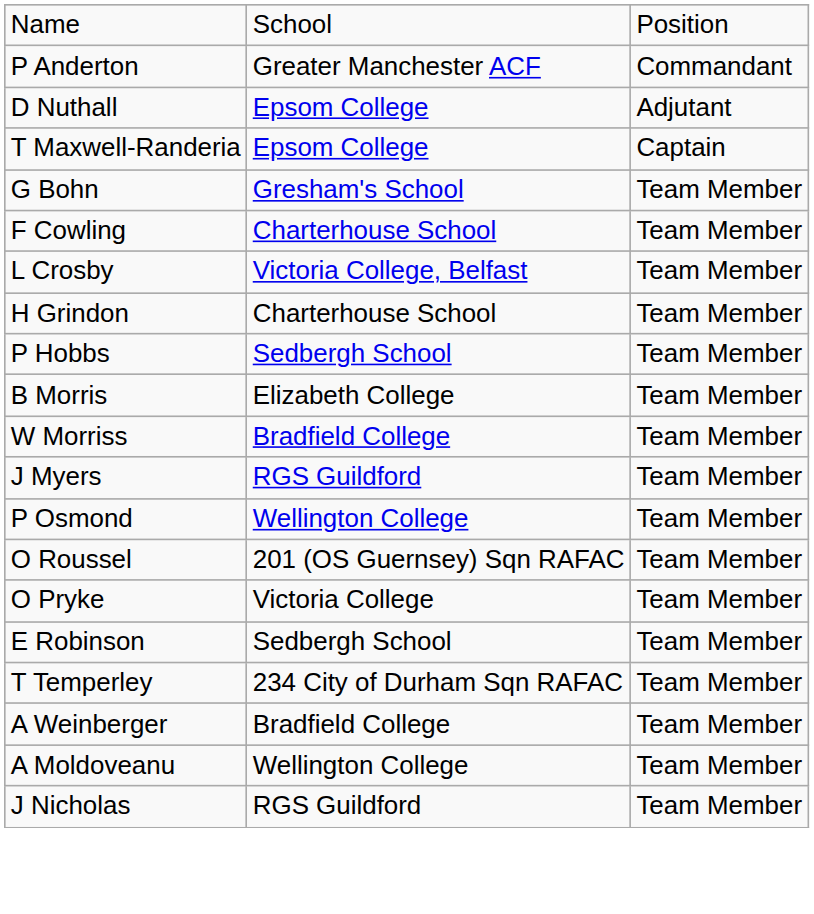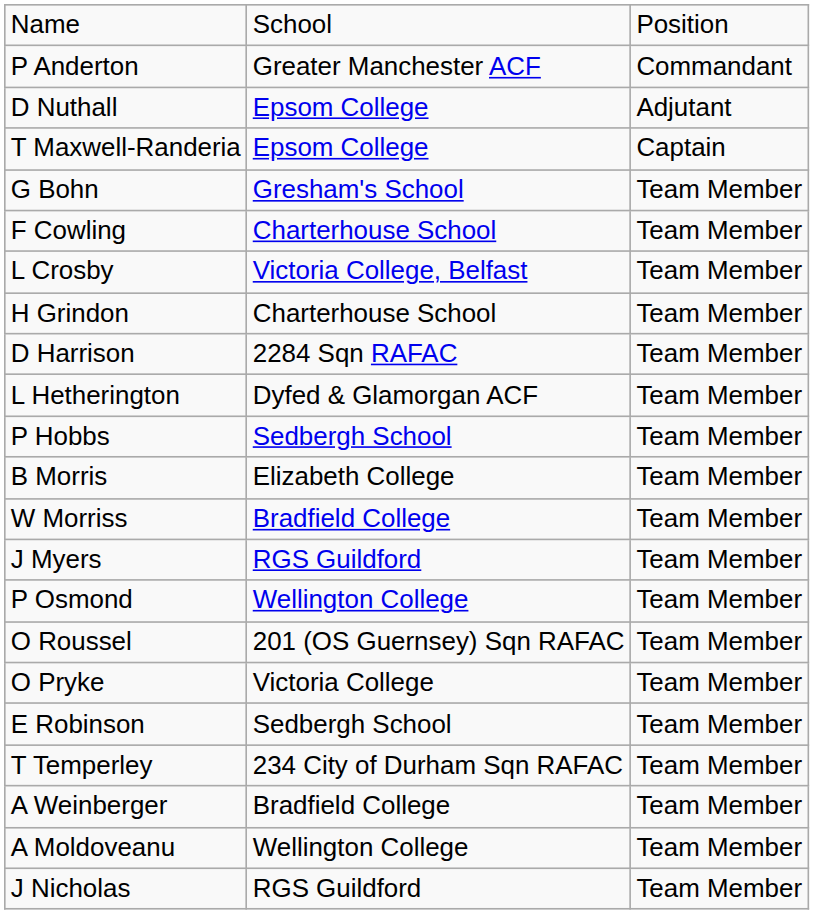+ row: (73, 353)
+ row: (95, 395)
